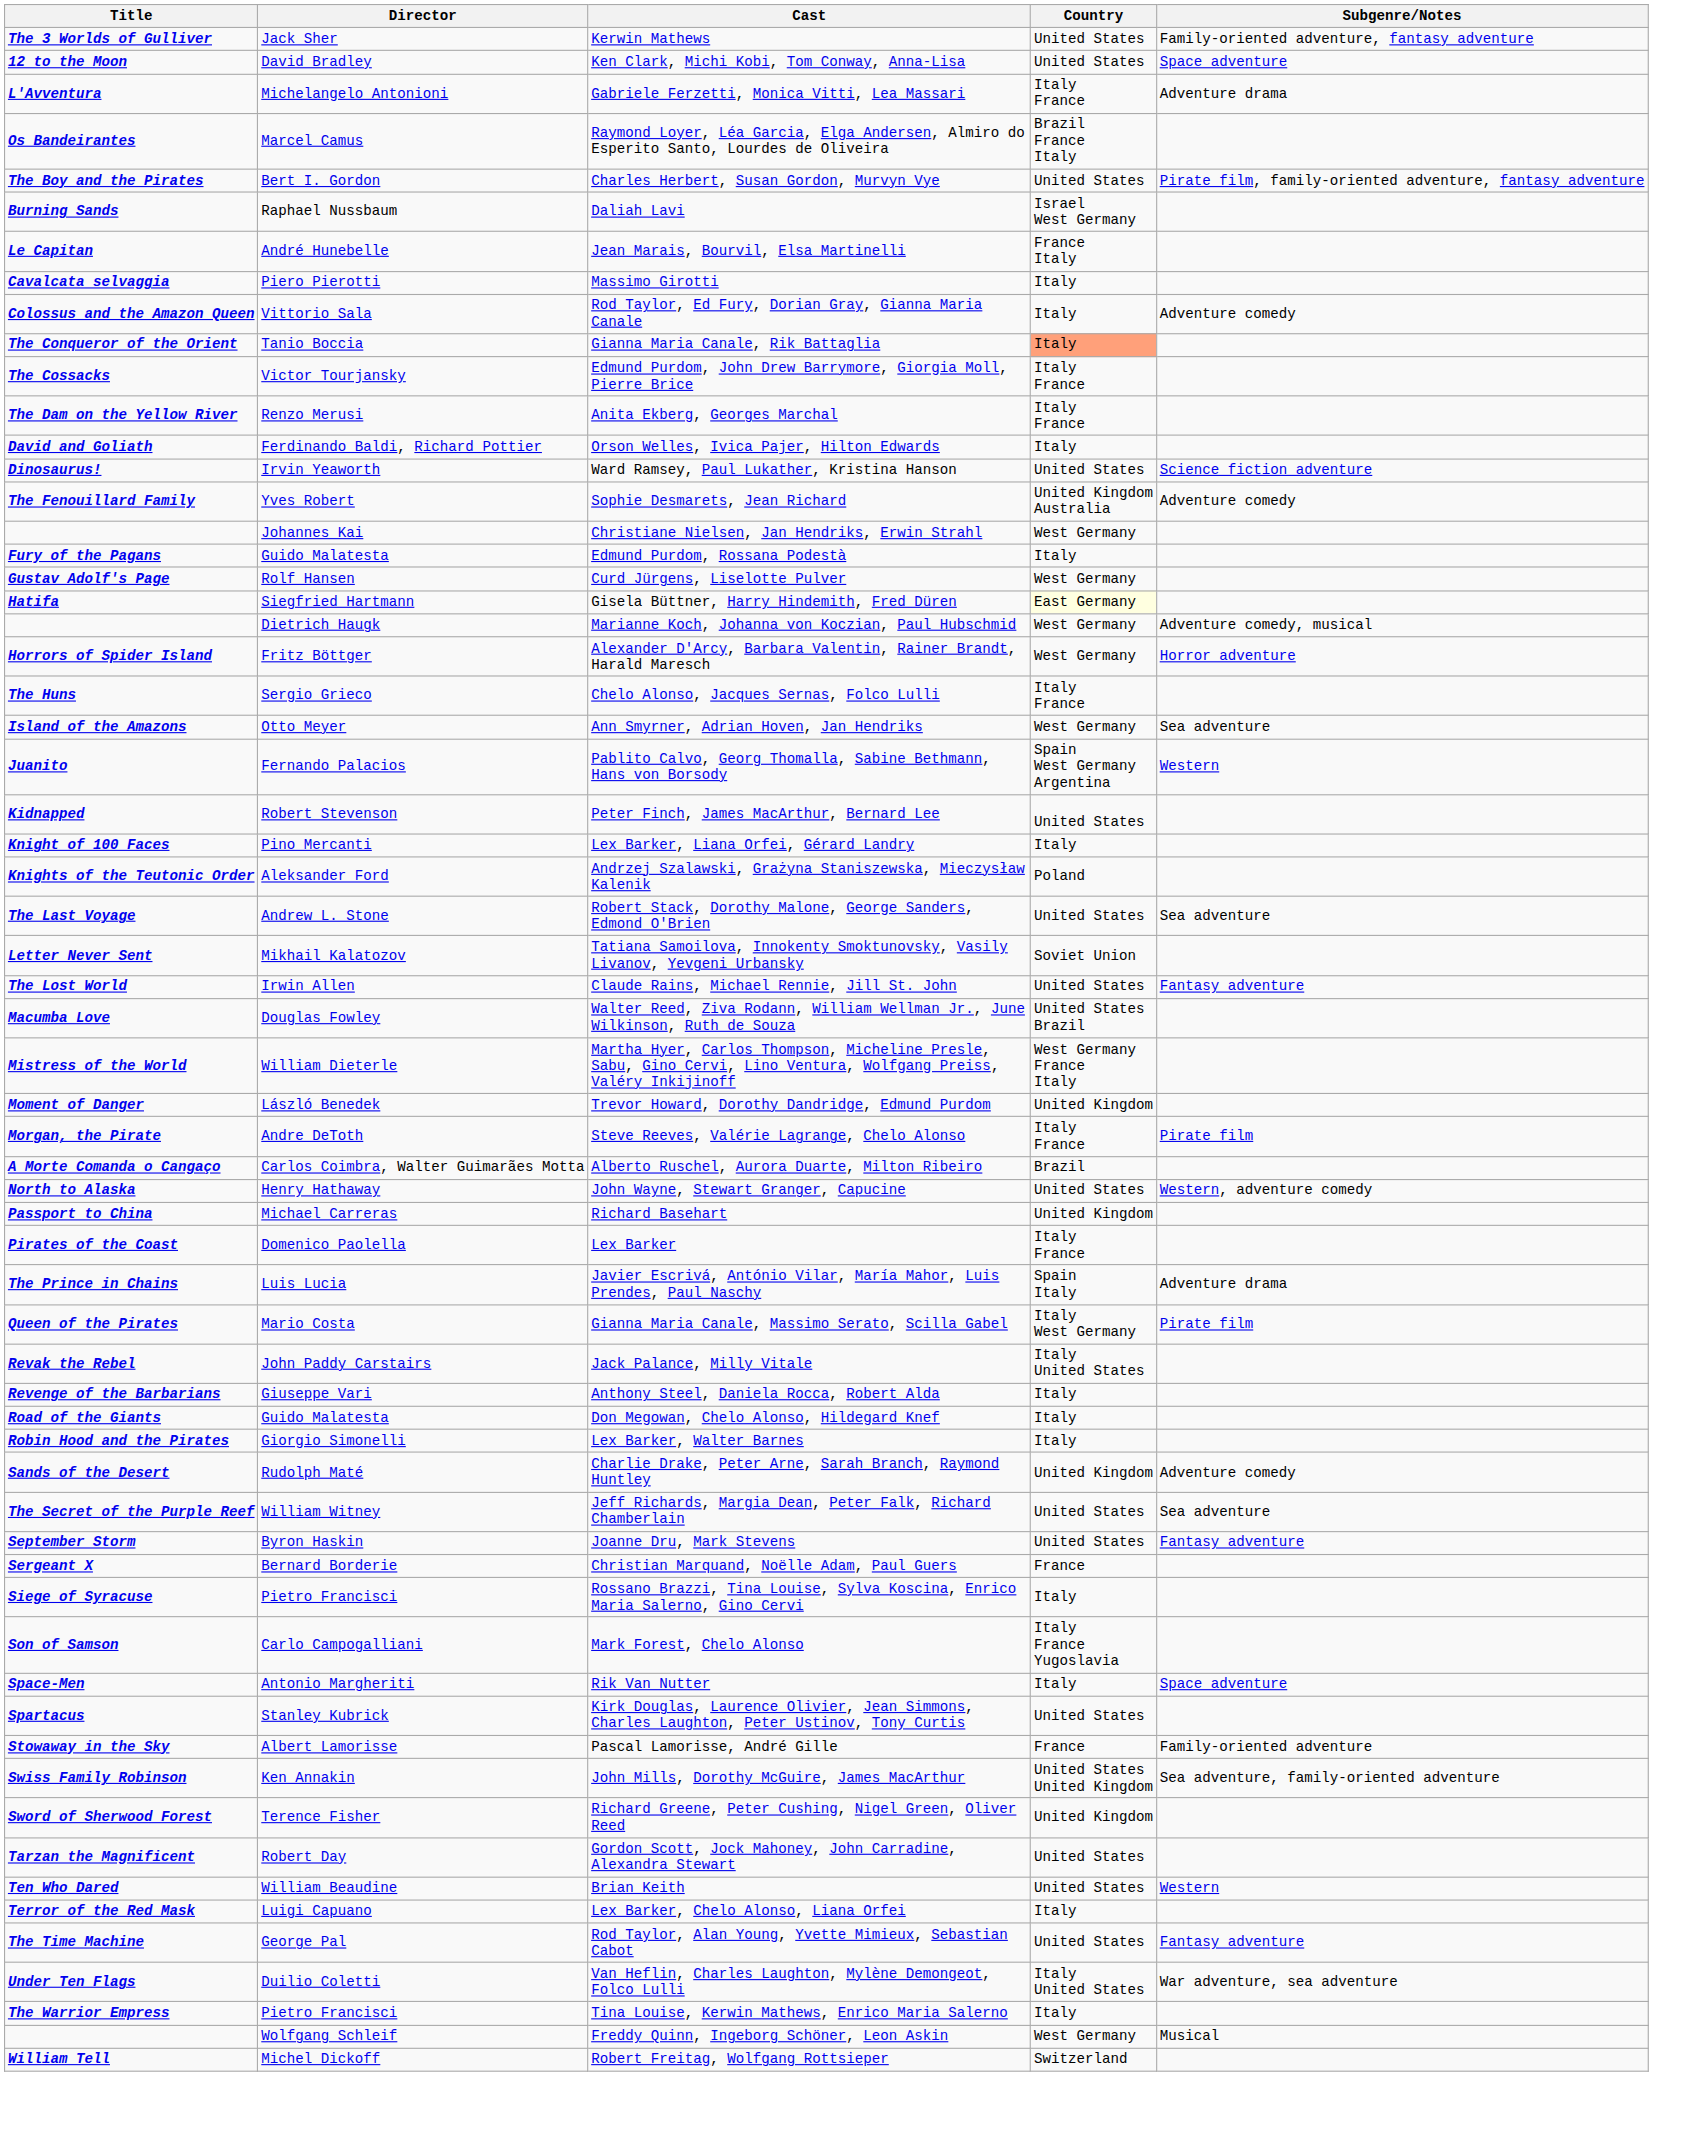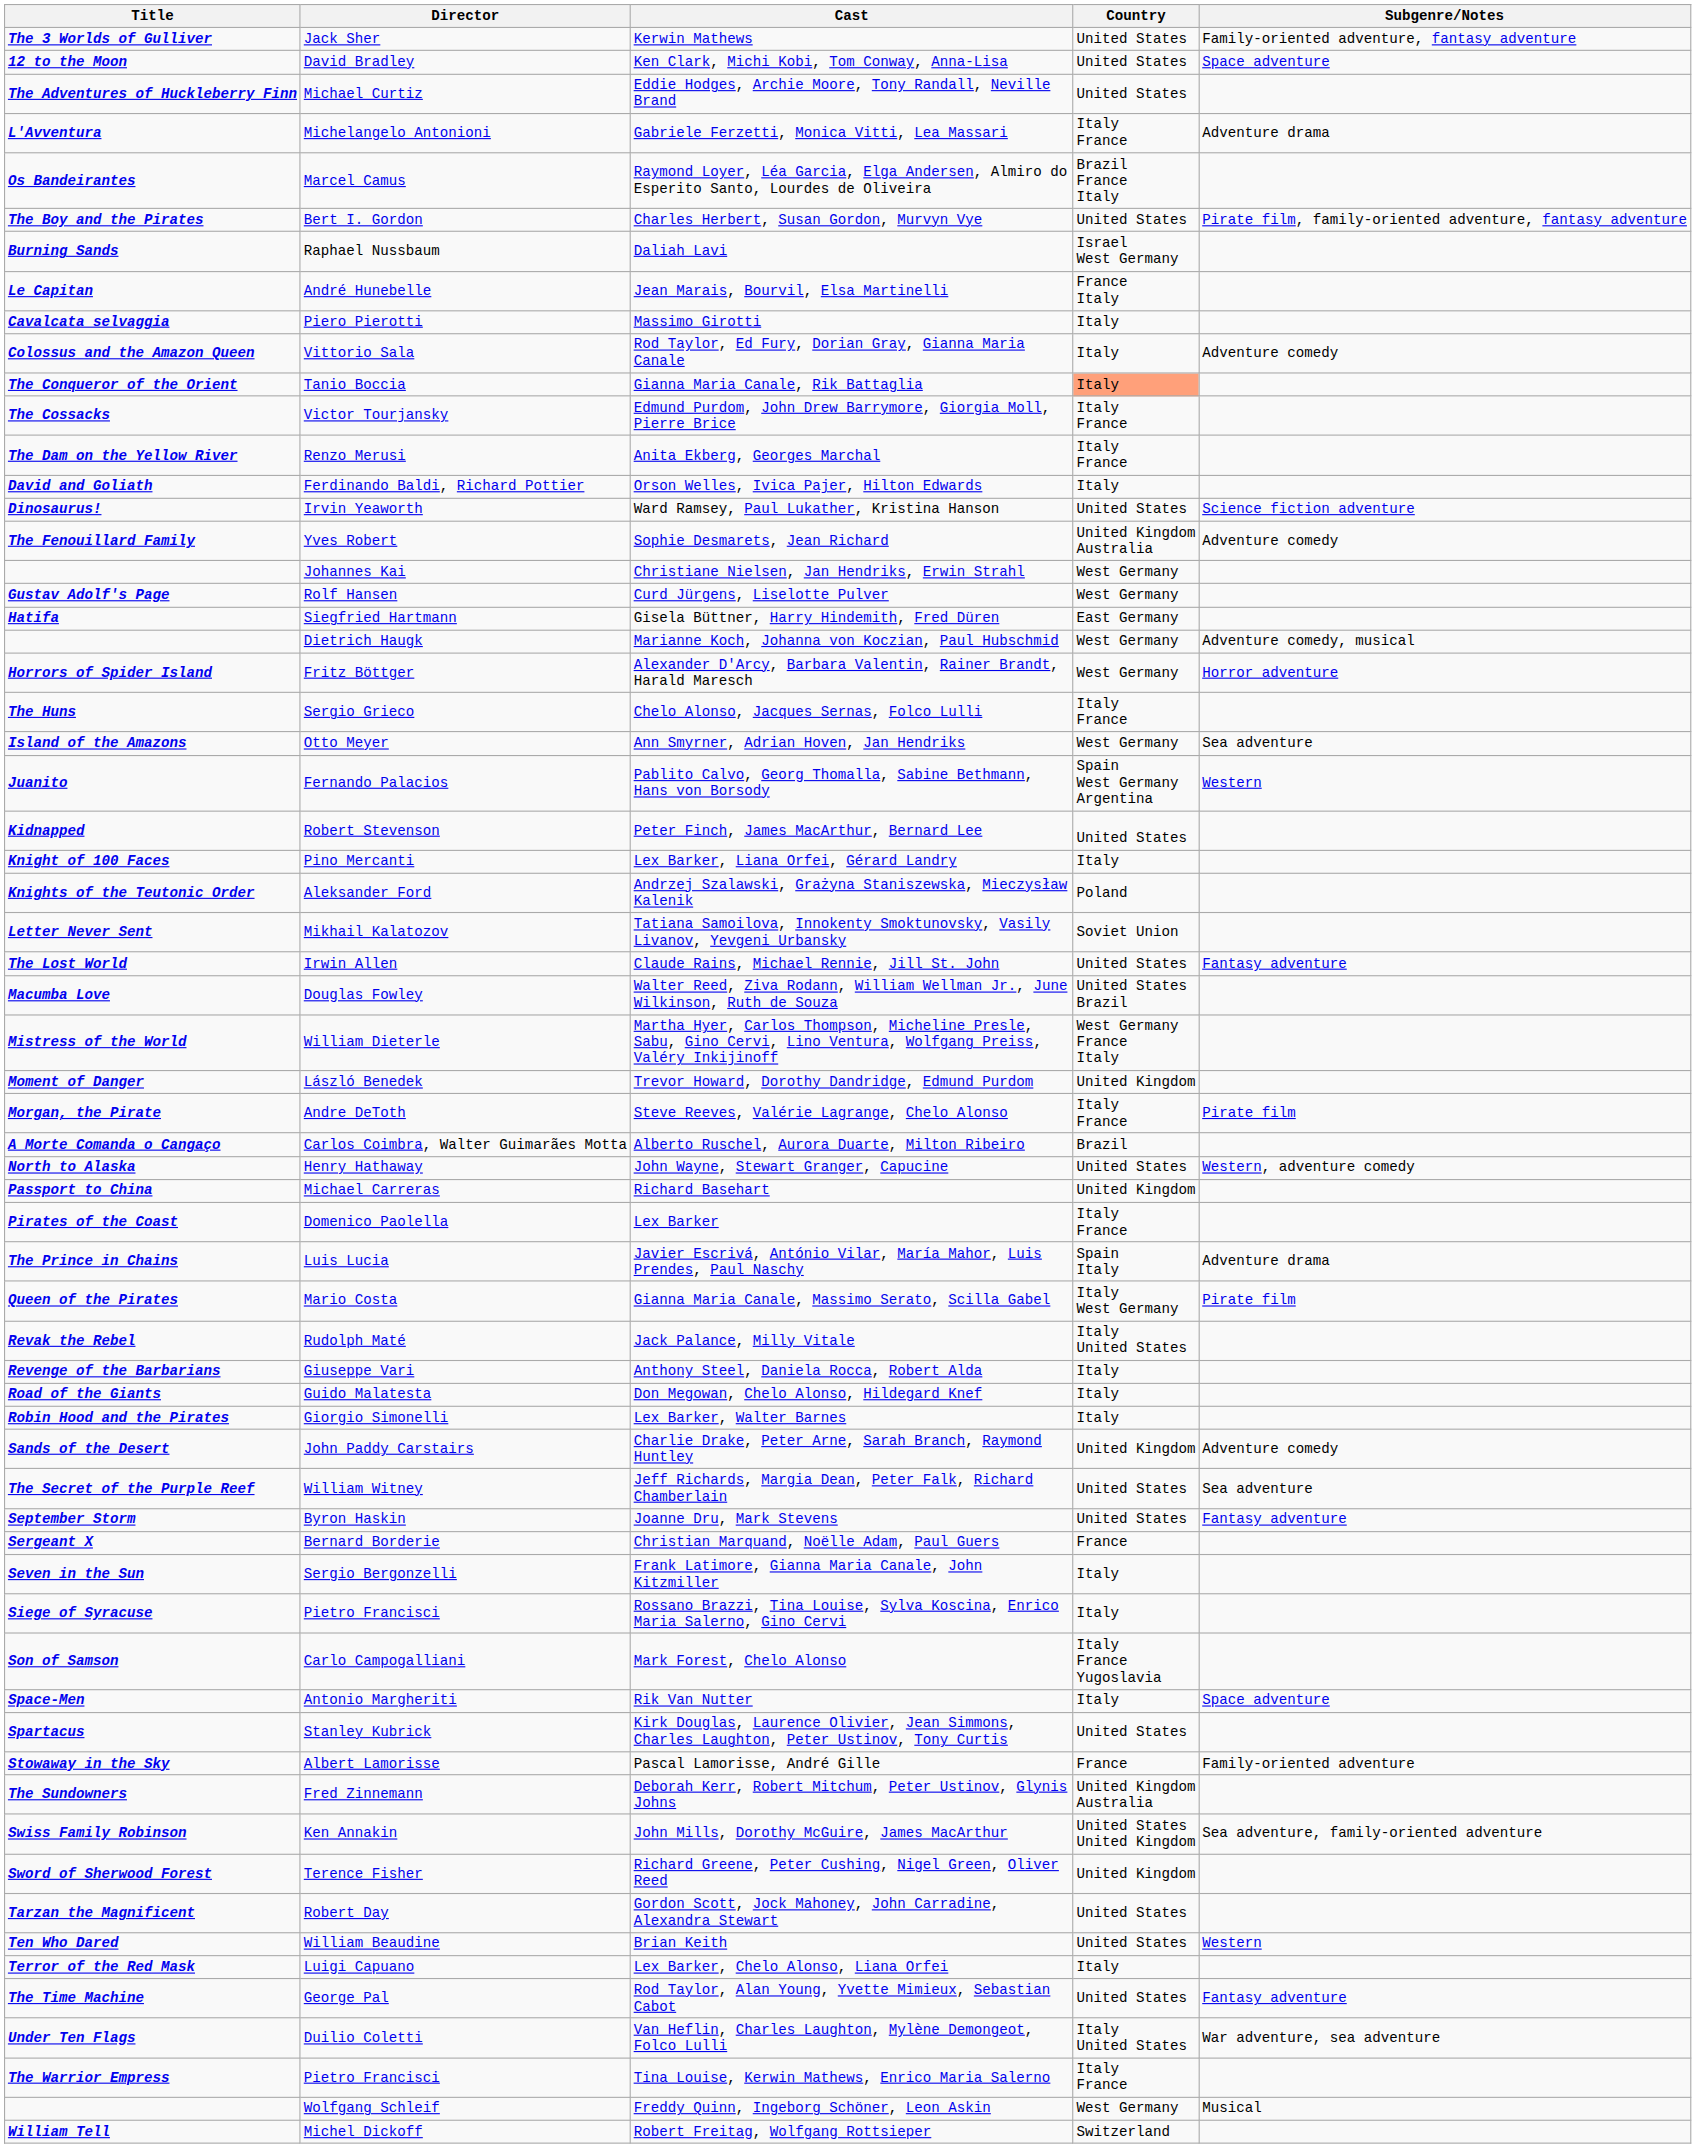+ row: (842, 94)
- row: (719, 556)
(1085, 602) lightyellow background -> (1127, 618) no background
- row: (782, 916)
(346, 1364) John Paddy Carstairs -> (355, 1340) Rudolph Maté
(312, 1472) Rudolph Maté -> (389, 1449) John Paddy Carstairs
+ row: (808, 1574)
+ row: (851, 1795)
(1055, 2013) Italy -> (1102, 2077) Italy France
